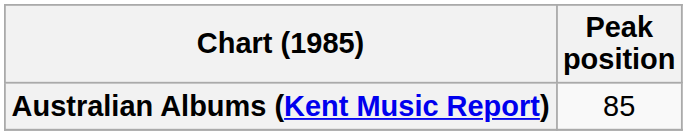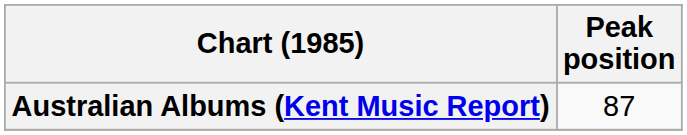(619, 105) 85 -> (619, 105) 87
